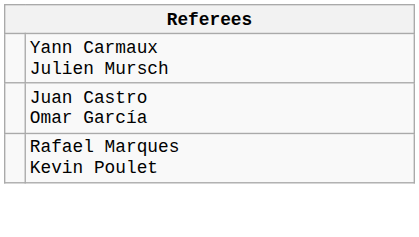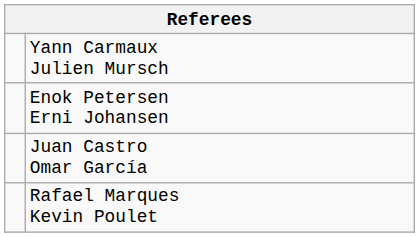+ row: (99, 108)
